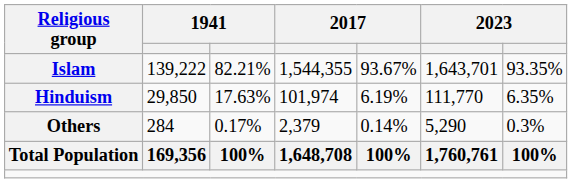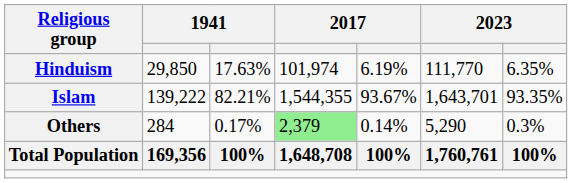rows swapped: (74, 68) <-> (74, 97)
(300, 126) no background -> (300, 126) lightgreen background
